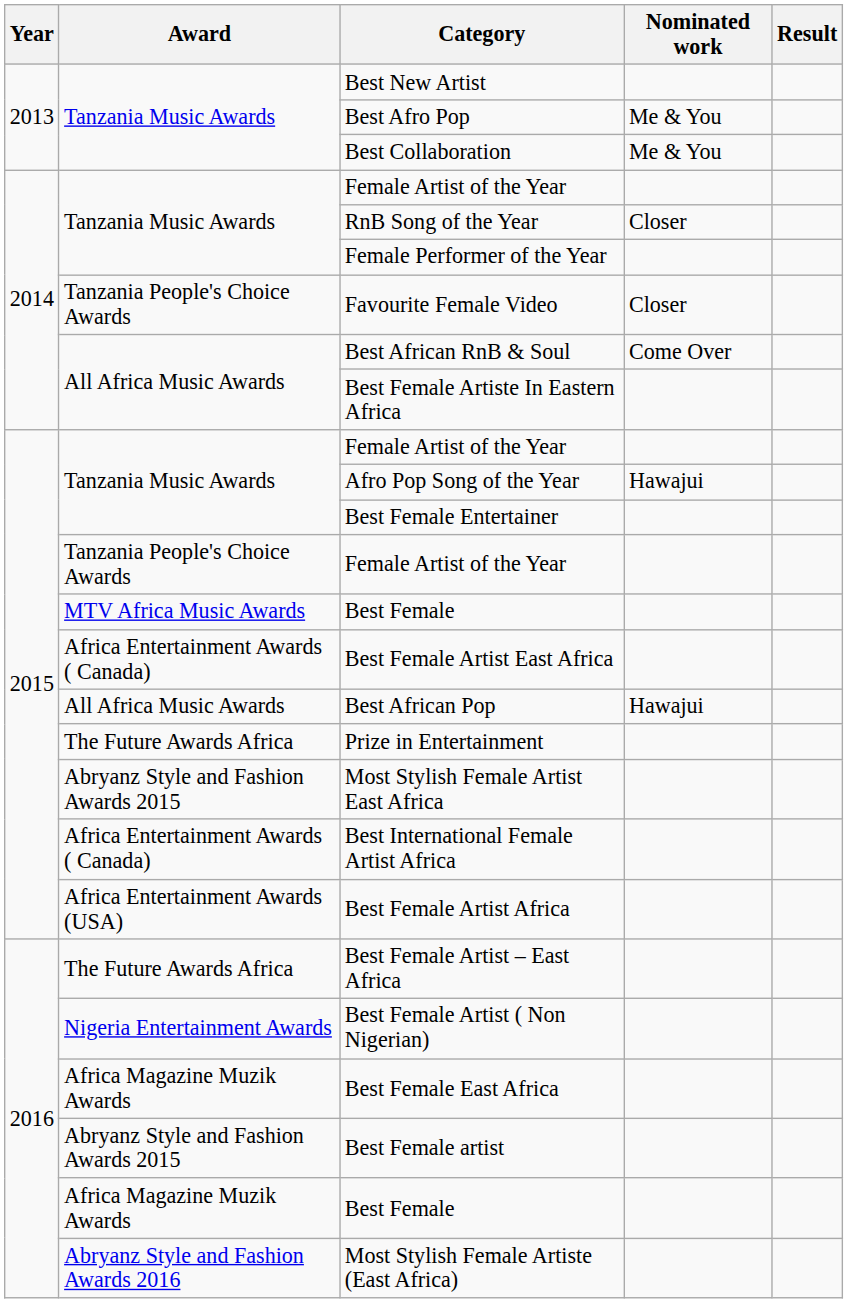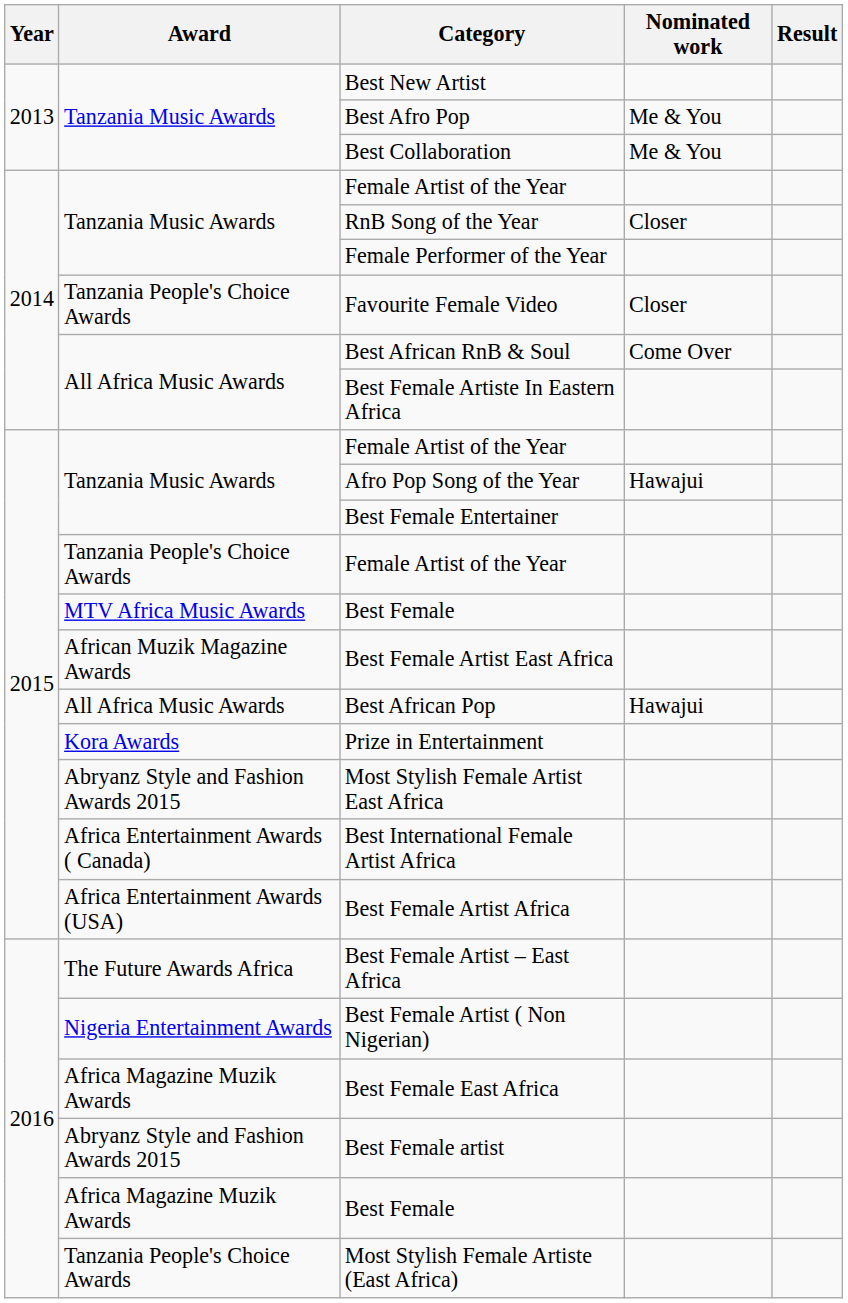(193, 659) Africa Entertainment Awards ( Canada) -> (176, 659) African Muzik Magazine Awards
(179, 741) The Future Awards Africa -> (122, 741) Kora Awards
(184, 1267) Abryanz Style and Fashion Awards 2016 -> (177, 1267) Tanzania People's Choice Awards
